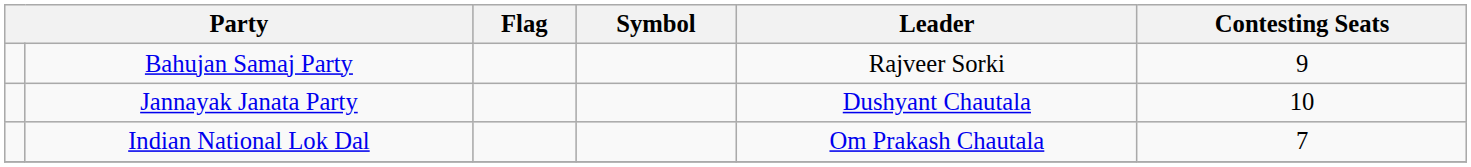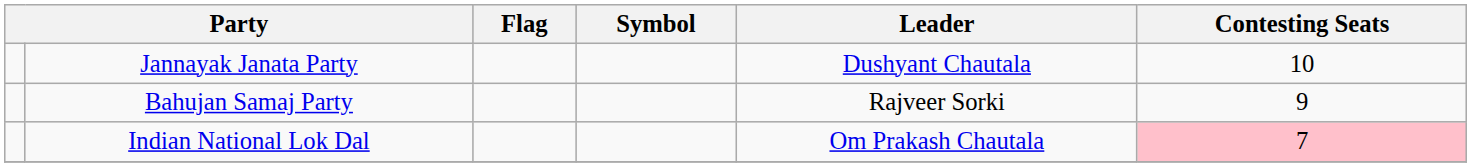rows swapped: (249, 102) <-> (249, 63)
(1302, 141) no background -> (1302, 141) pink background
